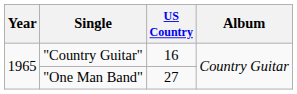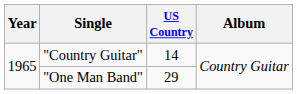(171, 54) 16 -> (171, 54) 14
(171, 77) 27 -> (171, 77) 29
